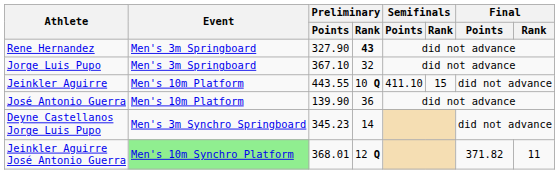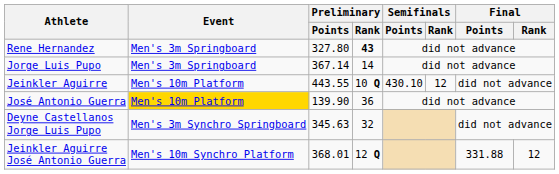(331, 48) 327.90 -> (331, 48) 327.80
(331, 65) 367.10 -> (331, 65) 367.14
(367, 65) 32 -> (367, 65) 14
(404, 83) 411.10 -> (404, 83) 430.10
(440, 83) 15 -> (440, 83) 12
(187, 100) no background -> (187, 100) gold background
(331, 124) 345.23 -> (331, 124) 345.63
(367, 124) 14 -> (367, 124) 32
(212, 154) lightgreen background -> (212, 154) no background
(485, 154) 371.82 -> (485, 154) 331.88
(534, 154) 11 -> (534, 154) 12
